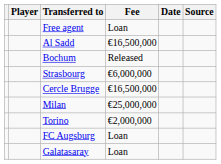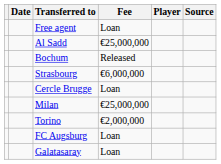columns swapped: (25, 12) <-> (171, 12)
(132, 43) €16,500,000 -> (125, 43) €25,000,000
(132, 89) €16,500,000 -> (110, 89) Loan
